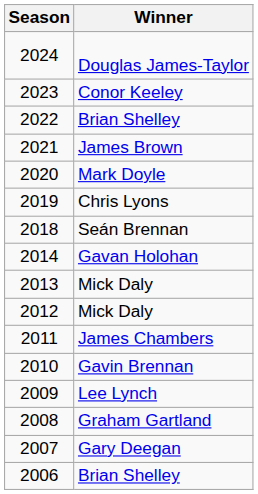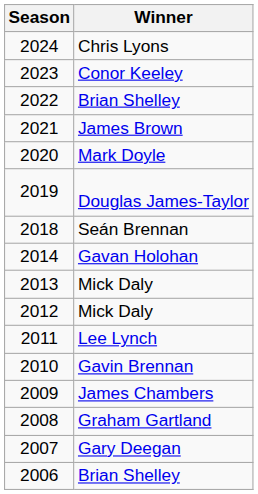(163, 65) Douglas James-Taylor -> (123, 45) Chris Lyons
(123, 202) Chris Lyons -> (163, 202) Douglas James-Taylor
(146, 339) James Chambers -> (118, 339) Lee Lynch
(118, 393) Lee Lynch -> (146, 393) James Chambers
